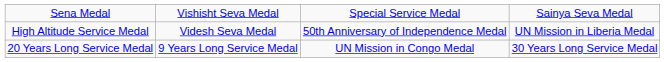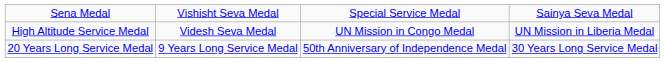(405, 31) 50th Anniversary of Independence Medal -> (405, 31) UN Mission in Congo Medal
(405, 48) UN Mission in Congo Medal -> (405, 48) 50th Anniversary of Independence Medal
